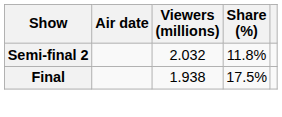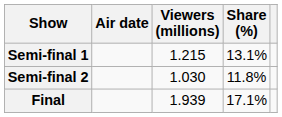+ row: (48, 54)
(187, 54) 2.032 -> (187, 77) 1.030
(187, 77) 1.938 -> (187, 100) 1.939
(247, 77) 17.5% -> (247, 100) 17.1%
